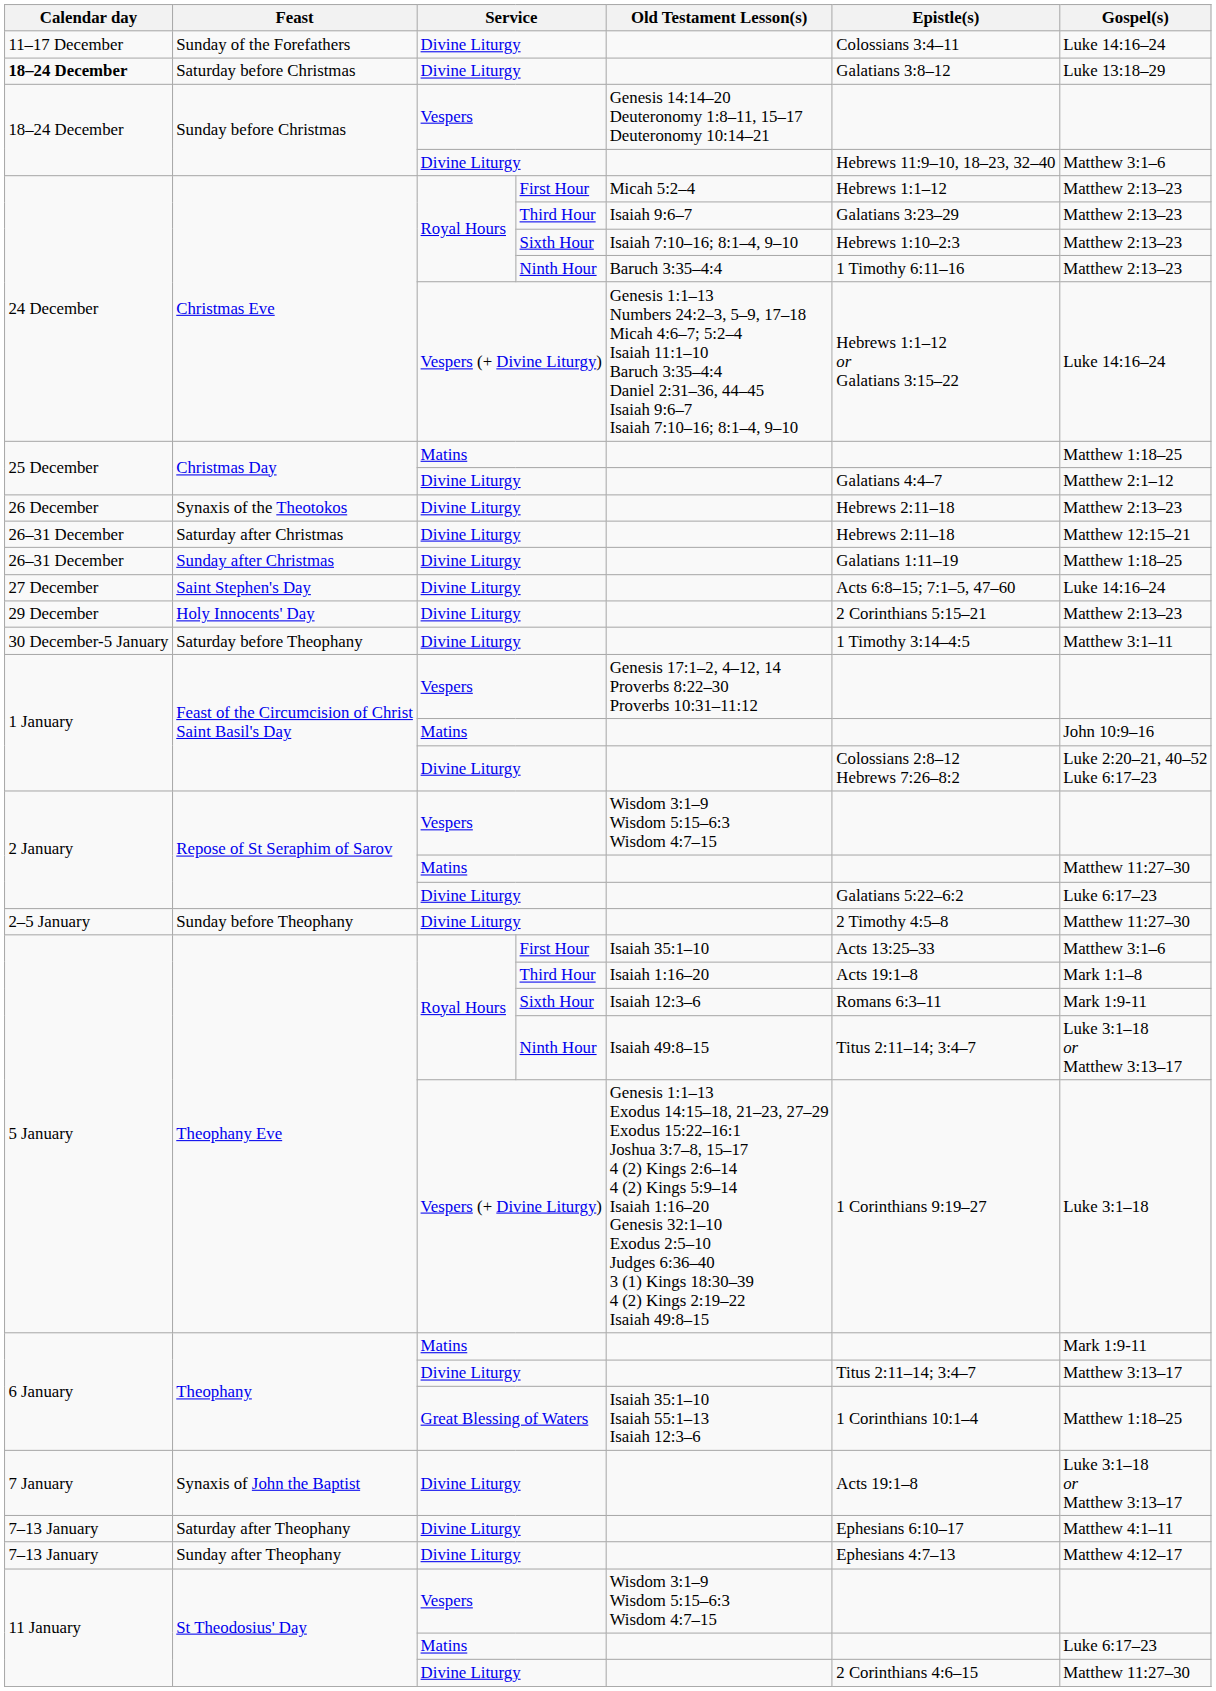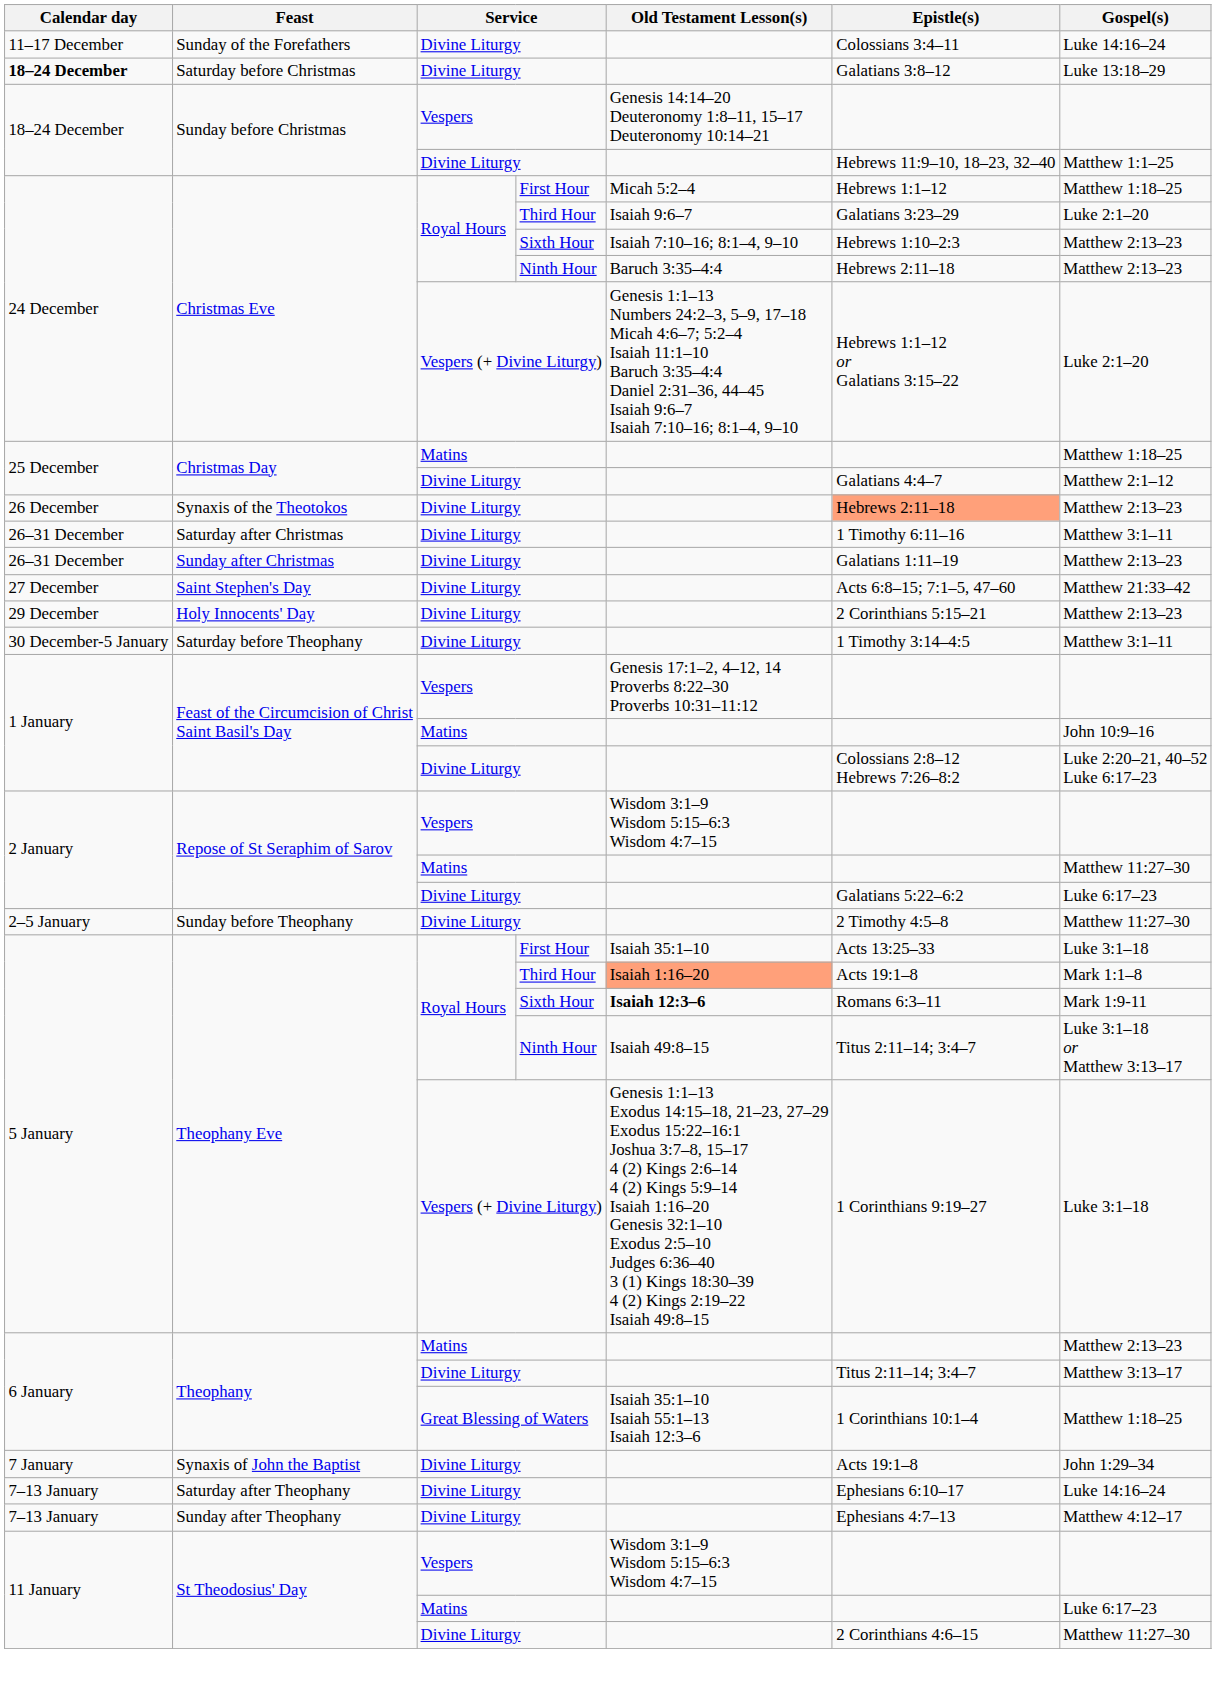(1114, 162) Matthew 3:1–6 -> (1118, 162) Matthew 1:1–25
(1123, 188) Matthew 2:13–23 -> (1123, 188) Matthew 1:18–25
(1123, 215) Matthew 2:13–23 -> (1106, 215) Luke 2:1–20
(900, 268) 1 Timothy 6:11–16 -> (895, 268) Hebrews 2:11–18
(1114, 361) Luke 14:16–24 -> (1106, 361) Luke 2:1–20
(895, 507) no background -> (895, 507) lightsalmon background
(895, 534) Hebrews 2:11–18 -> (900, 534) 1 Timothy 6:11–16
(1127, 534) Matthew 12:15–21 -> (1118, 534) Matthew 3:1–11
(1123, 560) Matthew 1:18–25 -> (1123, 560) Matthew 2:13–23
(1114, 587) Luke 14:16–24 -> (1127, 587) Matthew 21:33–42
(1114, 948) Matthew 3:1–6 -> (1106, 948) Luke 3:1–18
(659, 975) no background -> (659, 975) lightsalmon background
(655, 1001) normal -> (658, 1001) bold
(1105, 1346) Mark 1:9-11 -> (1123, 1346) Matthew 2:13–23
(1123, 1482) Luke 3:1–18 or Matthew 3:13–17 -> (1109, 1464) John 1:29–34
(1118, 1528) Matthew 4:1–11 -> (1114, 1490) Luke 14:16–24
